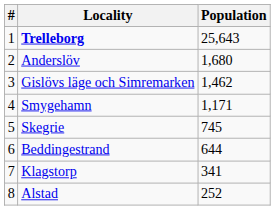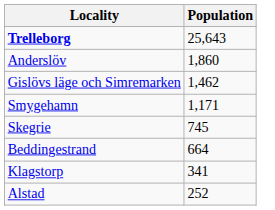- column: (11, 15)
(217, 60) 1,680 -> (203, 60) 1,860
(211, 149) 644 -> (198, 149) 664
